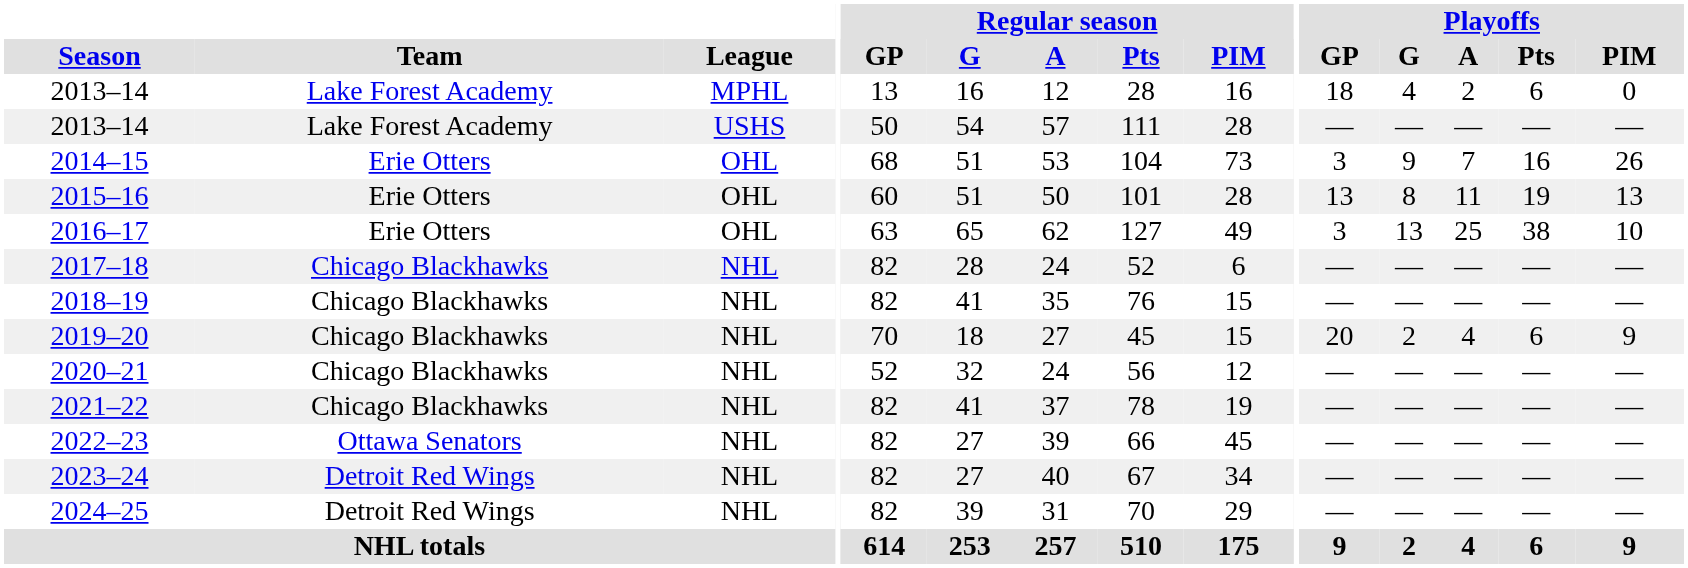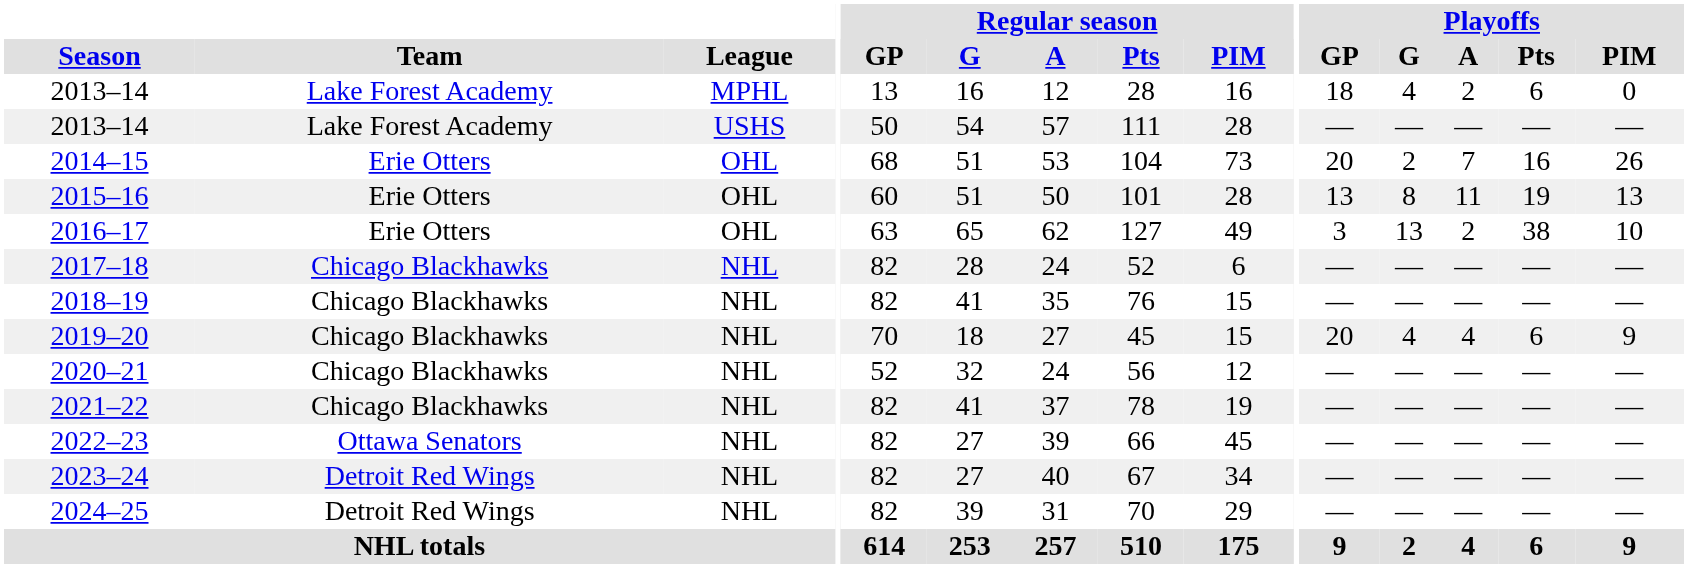(1339, 161) 3 -> (1339, 161) 20
(1409, 161) 9 -> (1409, 161) 2
(1468, 231) 25 -> (1468, 231) 2
(1409, 336) 2 -> (1409, 336) 4
